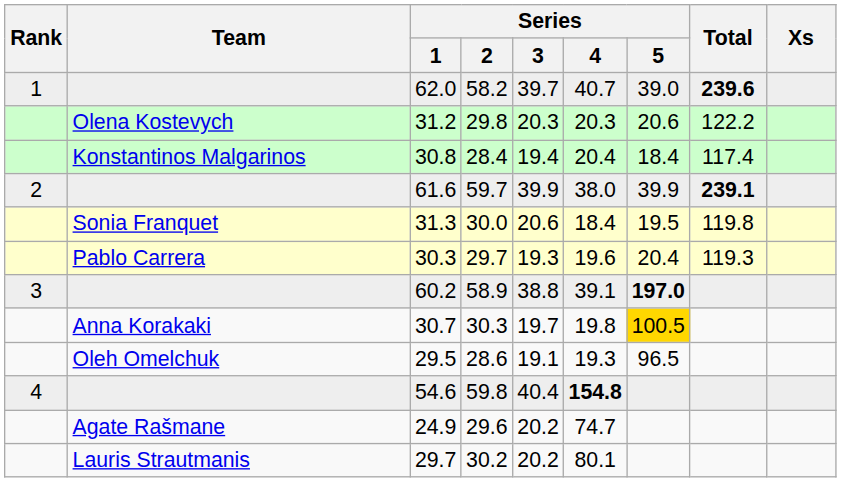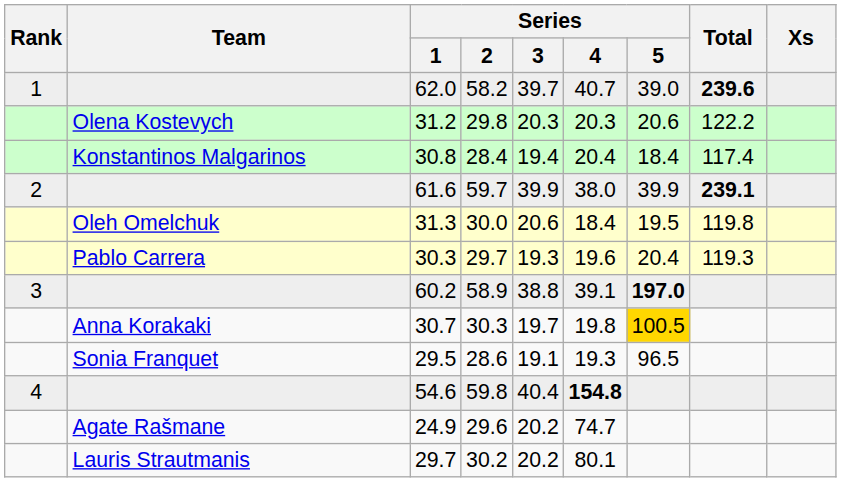(145, 223) Sonia Franquet -> (146, 223) Oleh Omelchuk
(146, 358) Oleh Omelchuk -> (145, 358) Sonia Franquet
